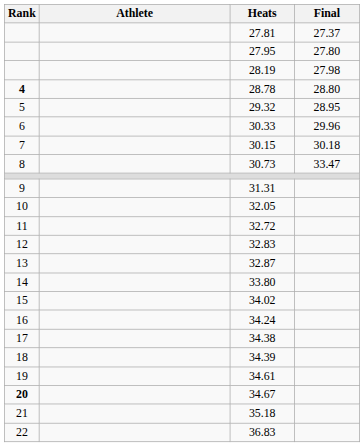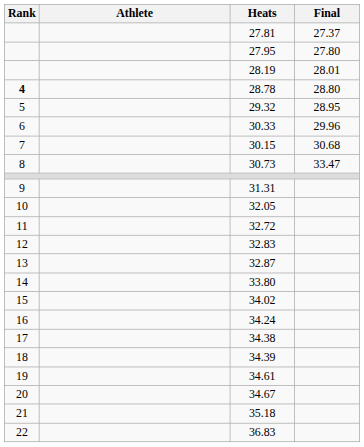(327, 70) 27.98 -> (327, 70) 28.01
(327, 145) 30.18 -> (327, 145) 30.68
(22, 394) bold -> (22, 394) normal
